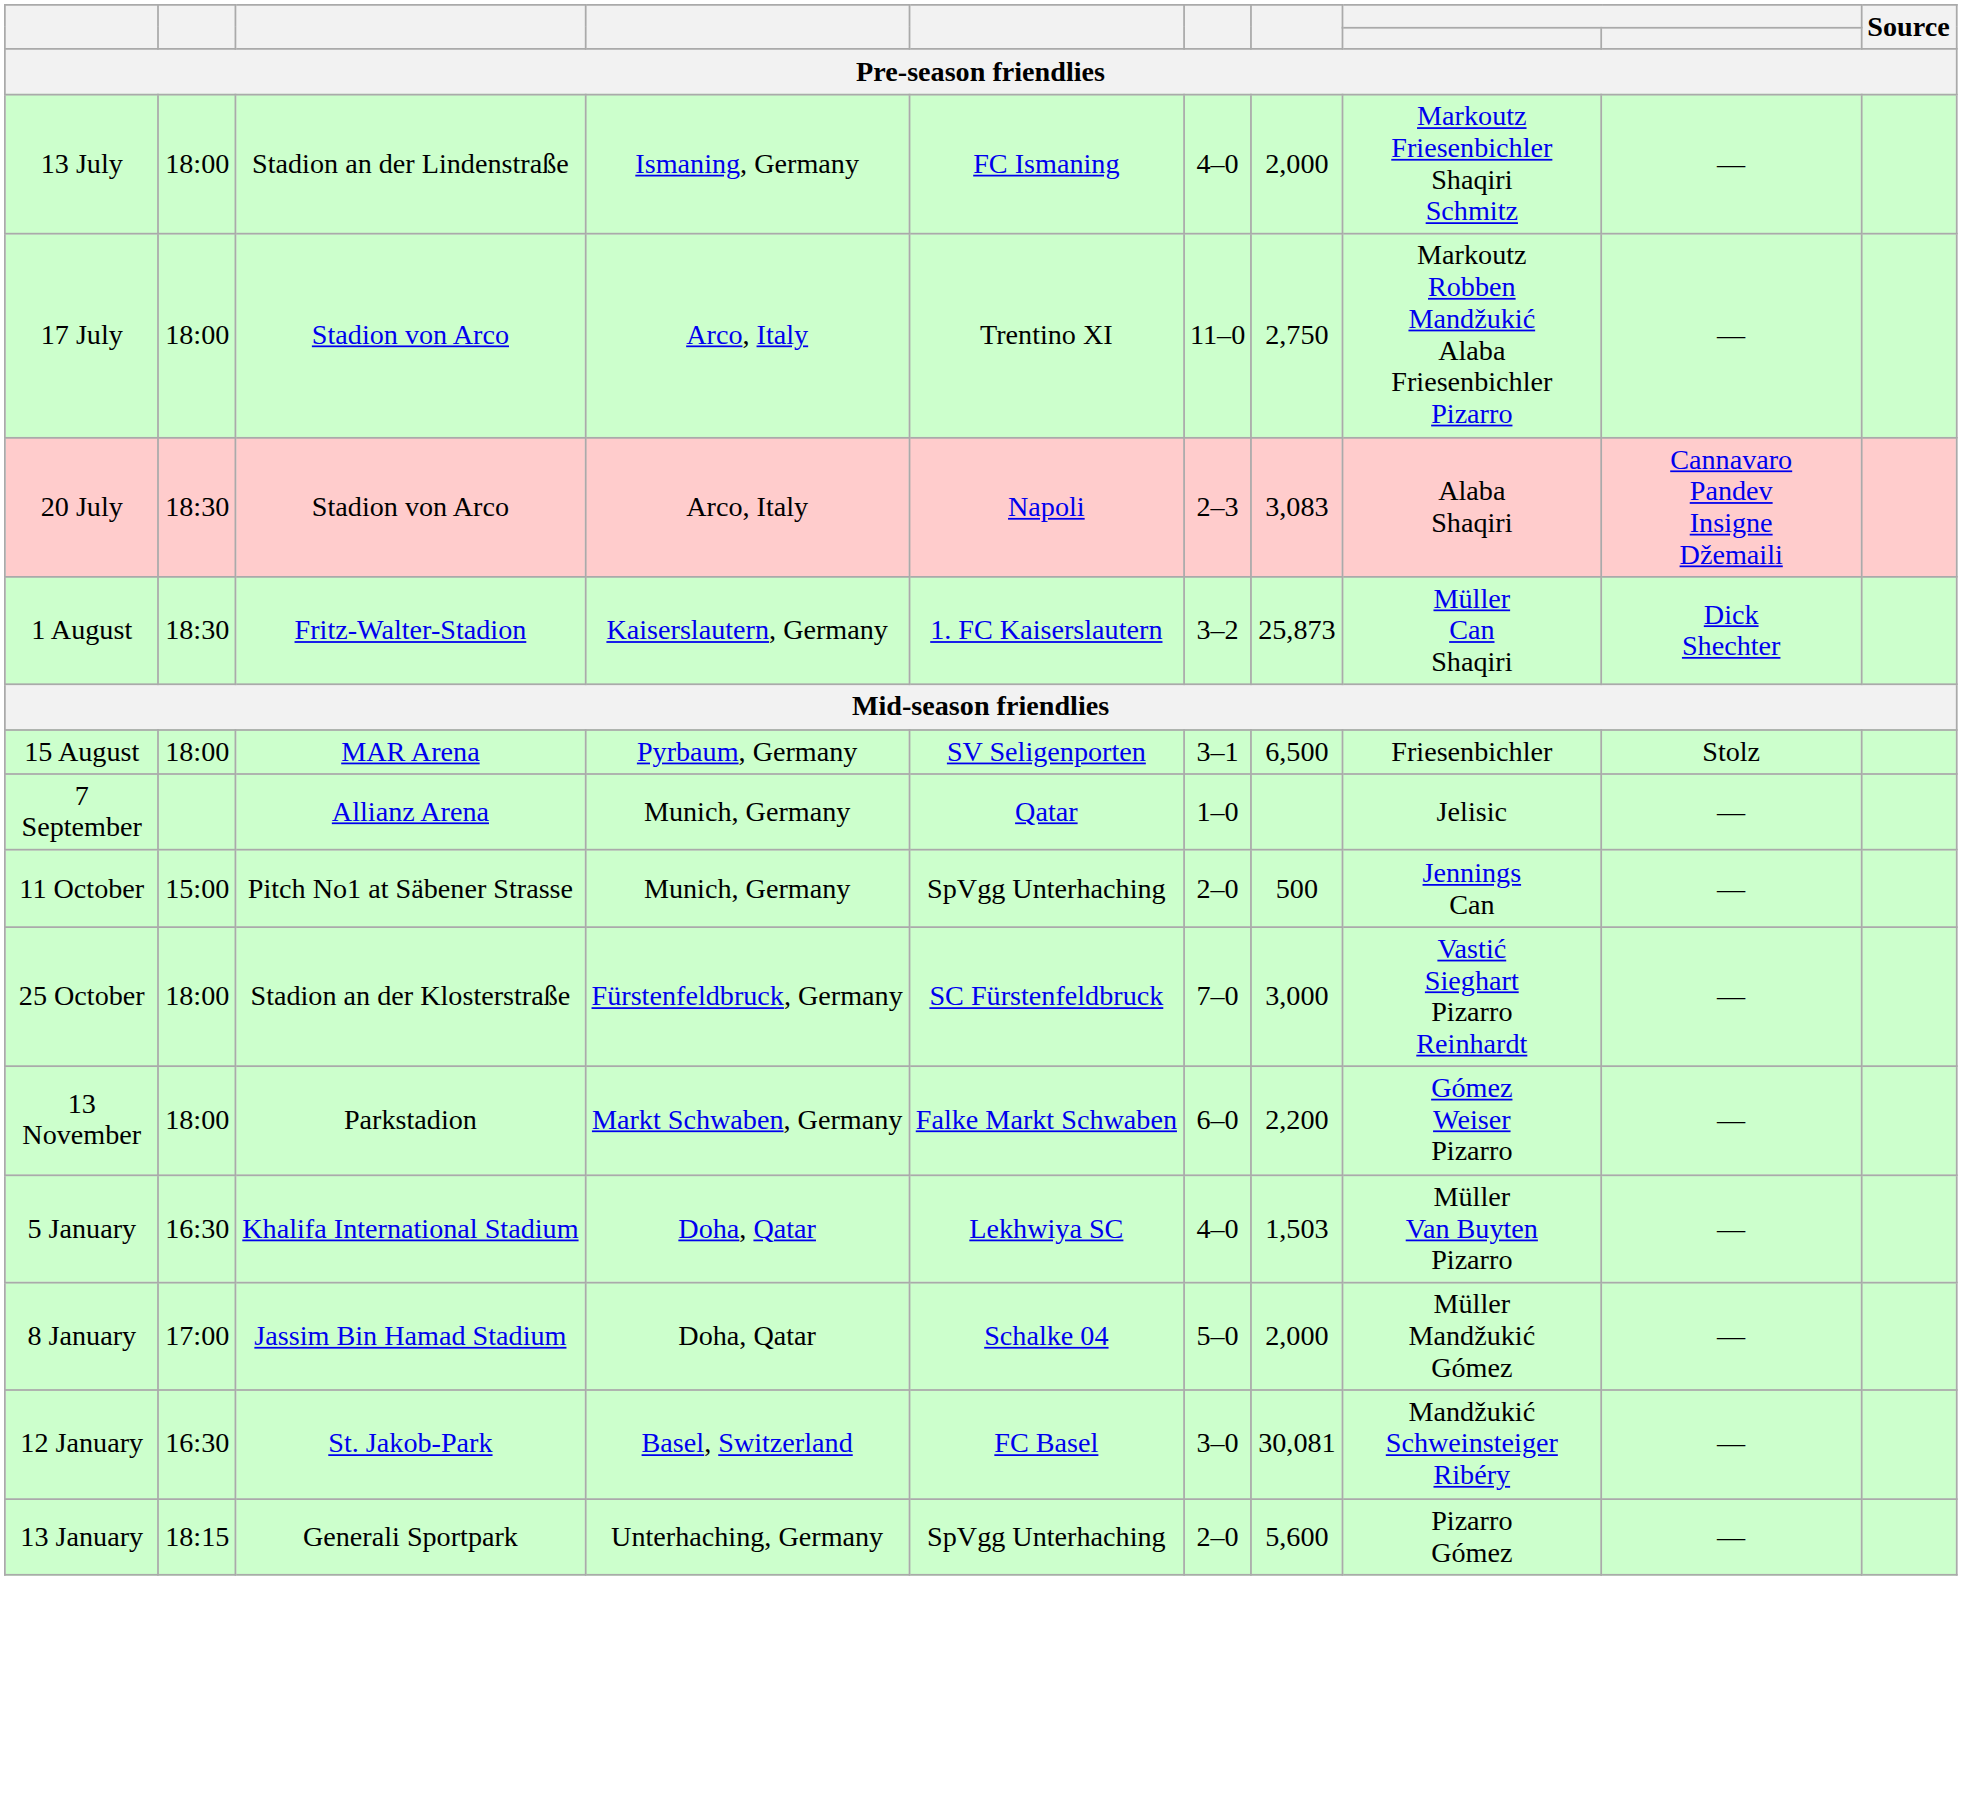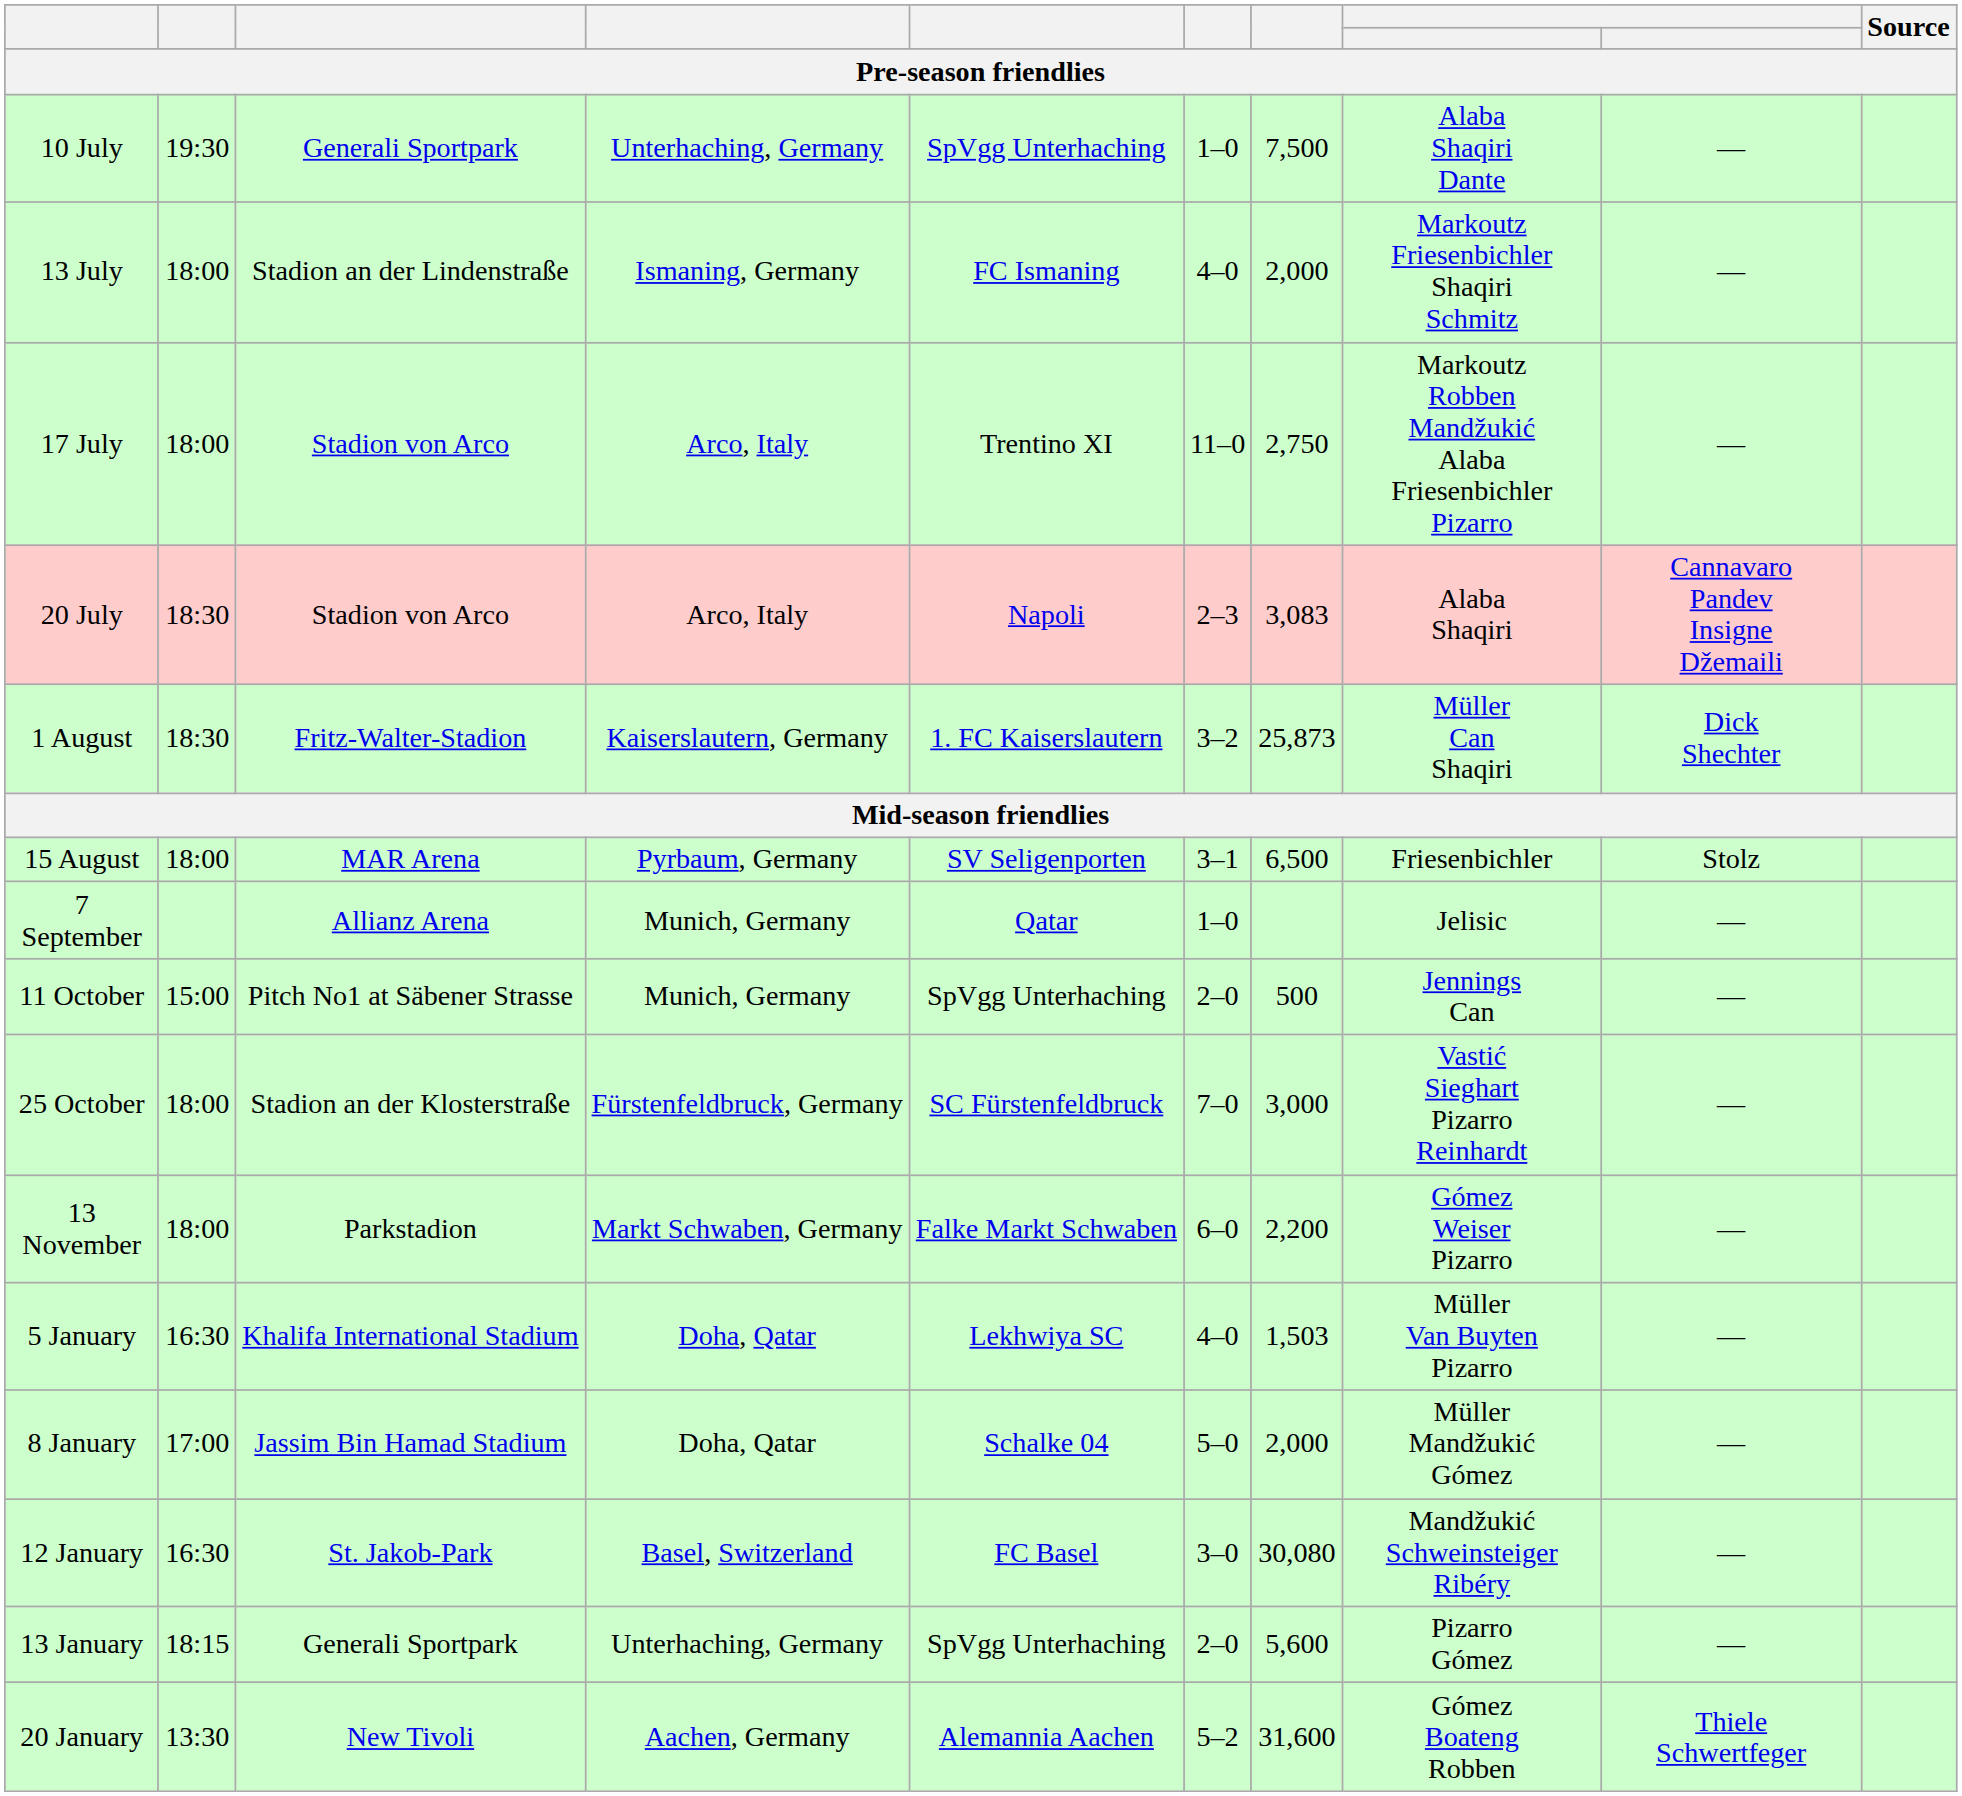+ row: (82, 147)
(1297, 1444) 30,081 -> (1297, 1552) 30,080
+ row: (82, 1736)
